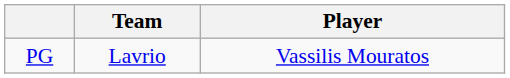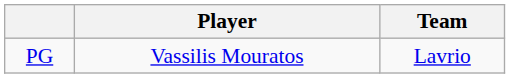columns swapped: (352, 21) <-> (137, 21)
